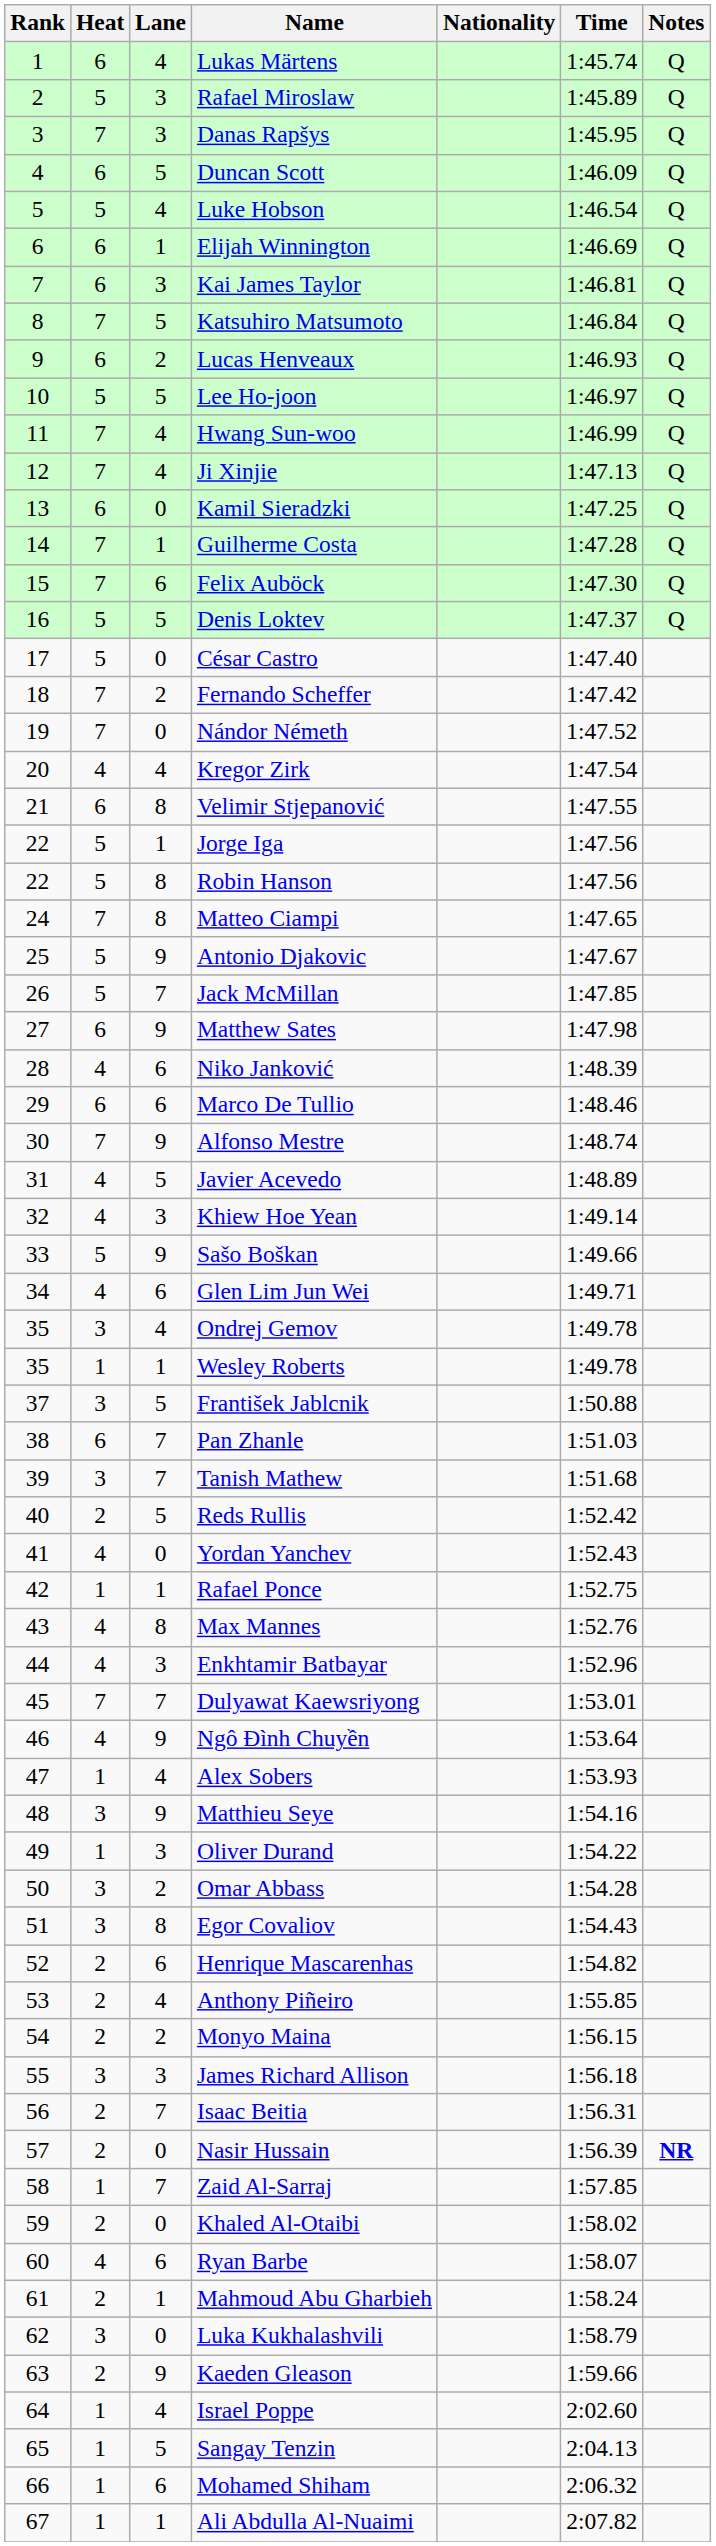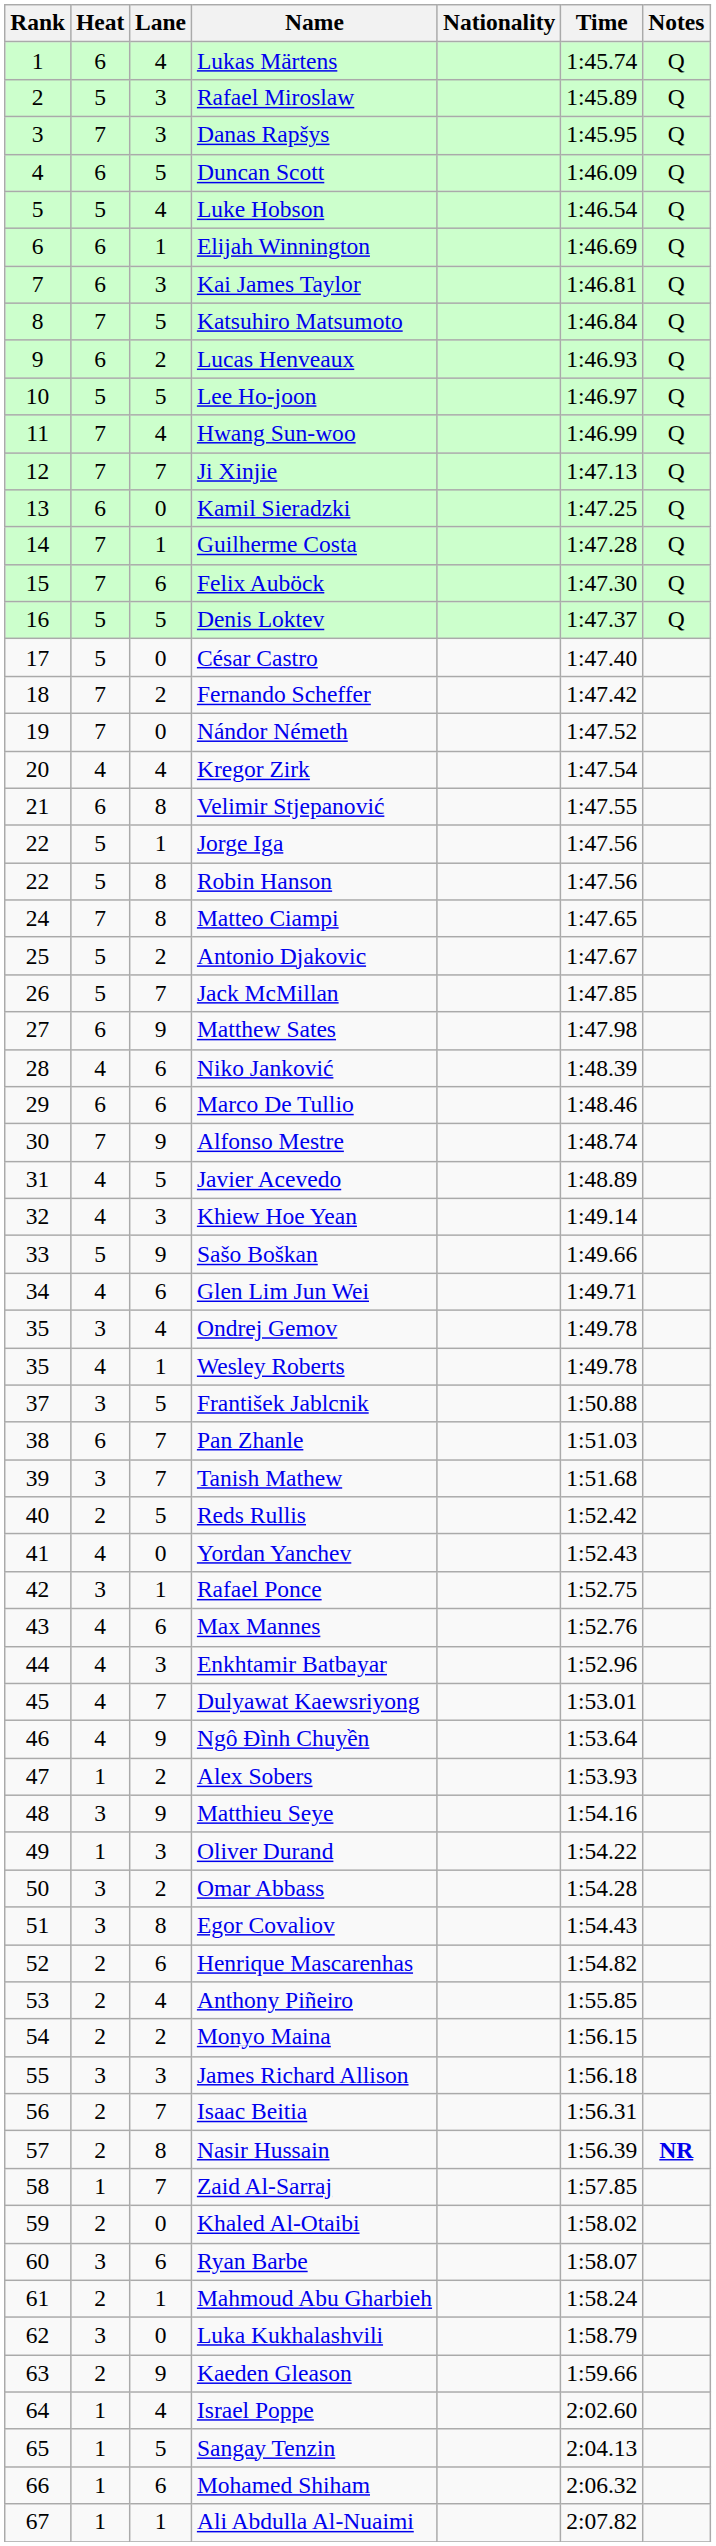(161, 470) 4 -> (161, 470) 7
(161, 955) 9 -> (161, 955) 2
(100, 1365) 1 -> (100, 1365) 4
(100, 1589) 1 -> (100, 1589) 3
(161, 1627) 8 -> (161, 1627) 6
(100, 1701) 7 -> (100, 1701) 4
(161, 1776) 4 -> (161, 1776) 2
(161, 2149) 0 -> (161, 2149) 8
(100, 2261) 4 -> (100, 2261) 3
